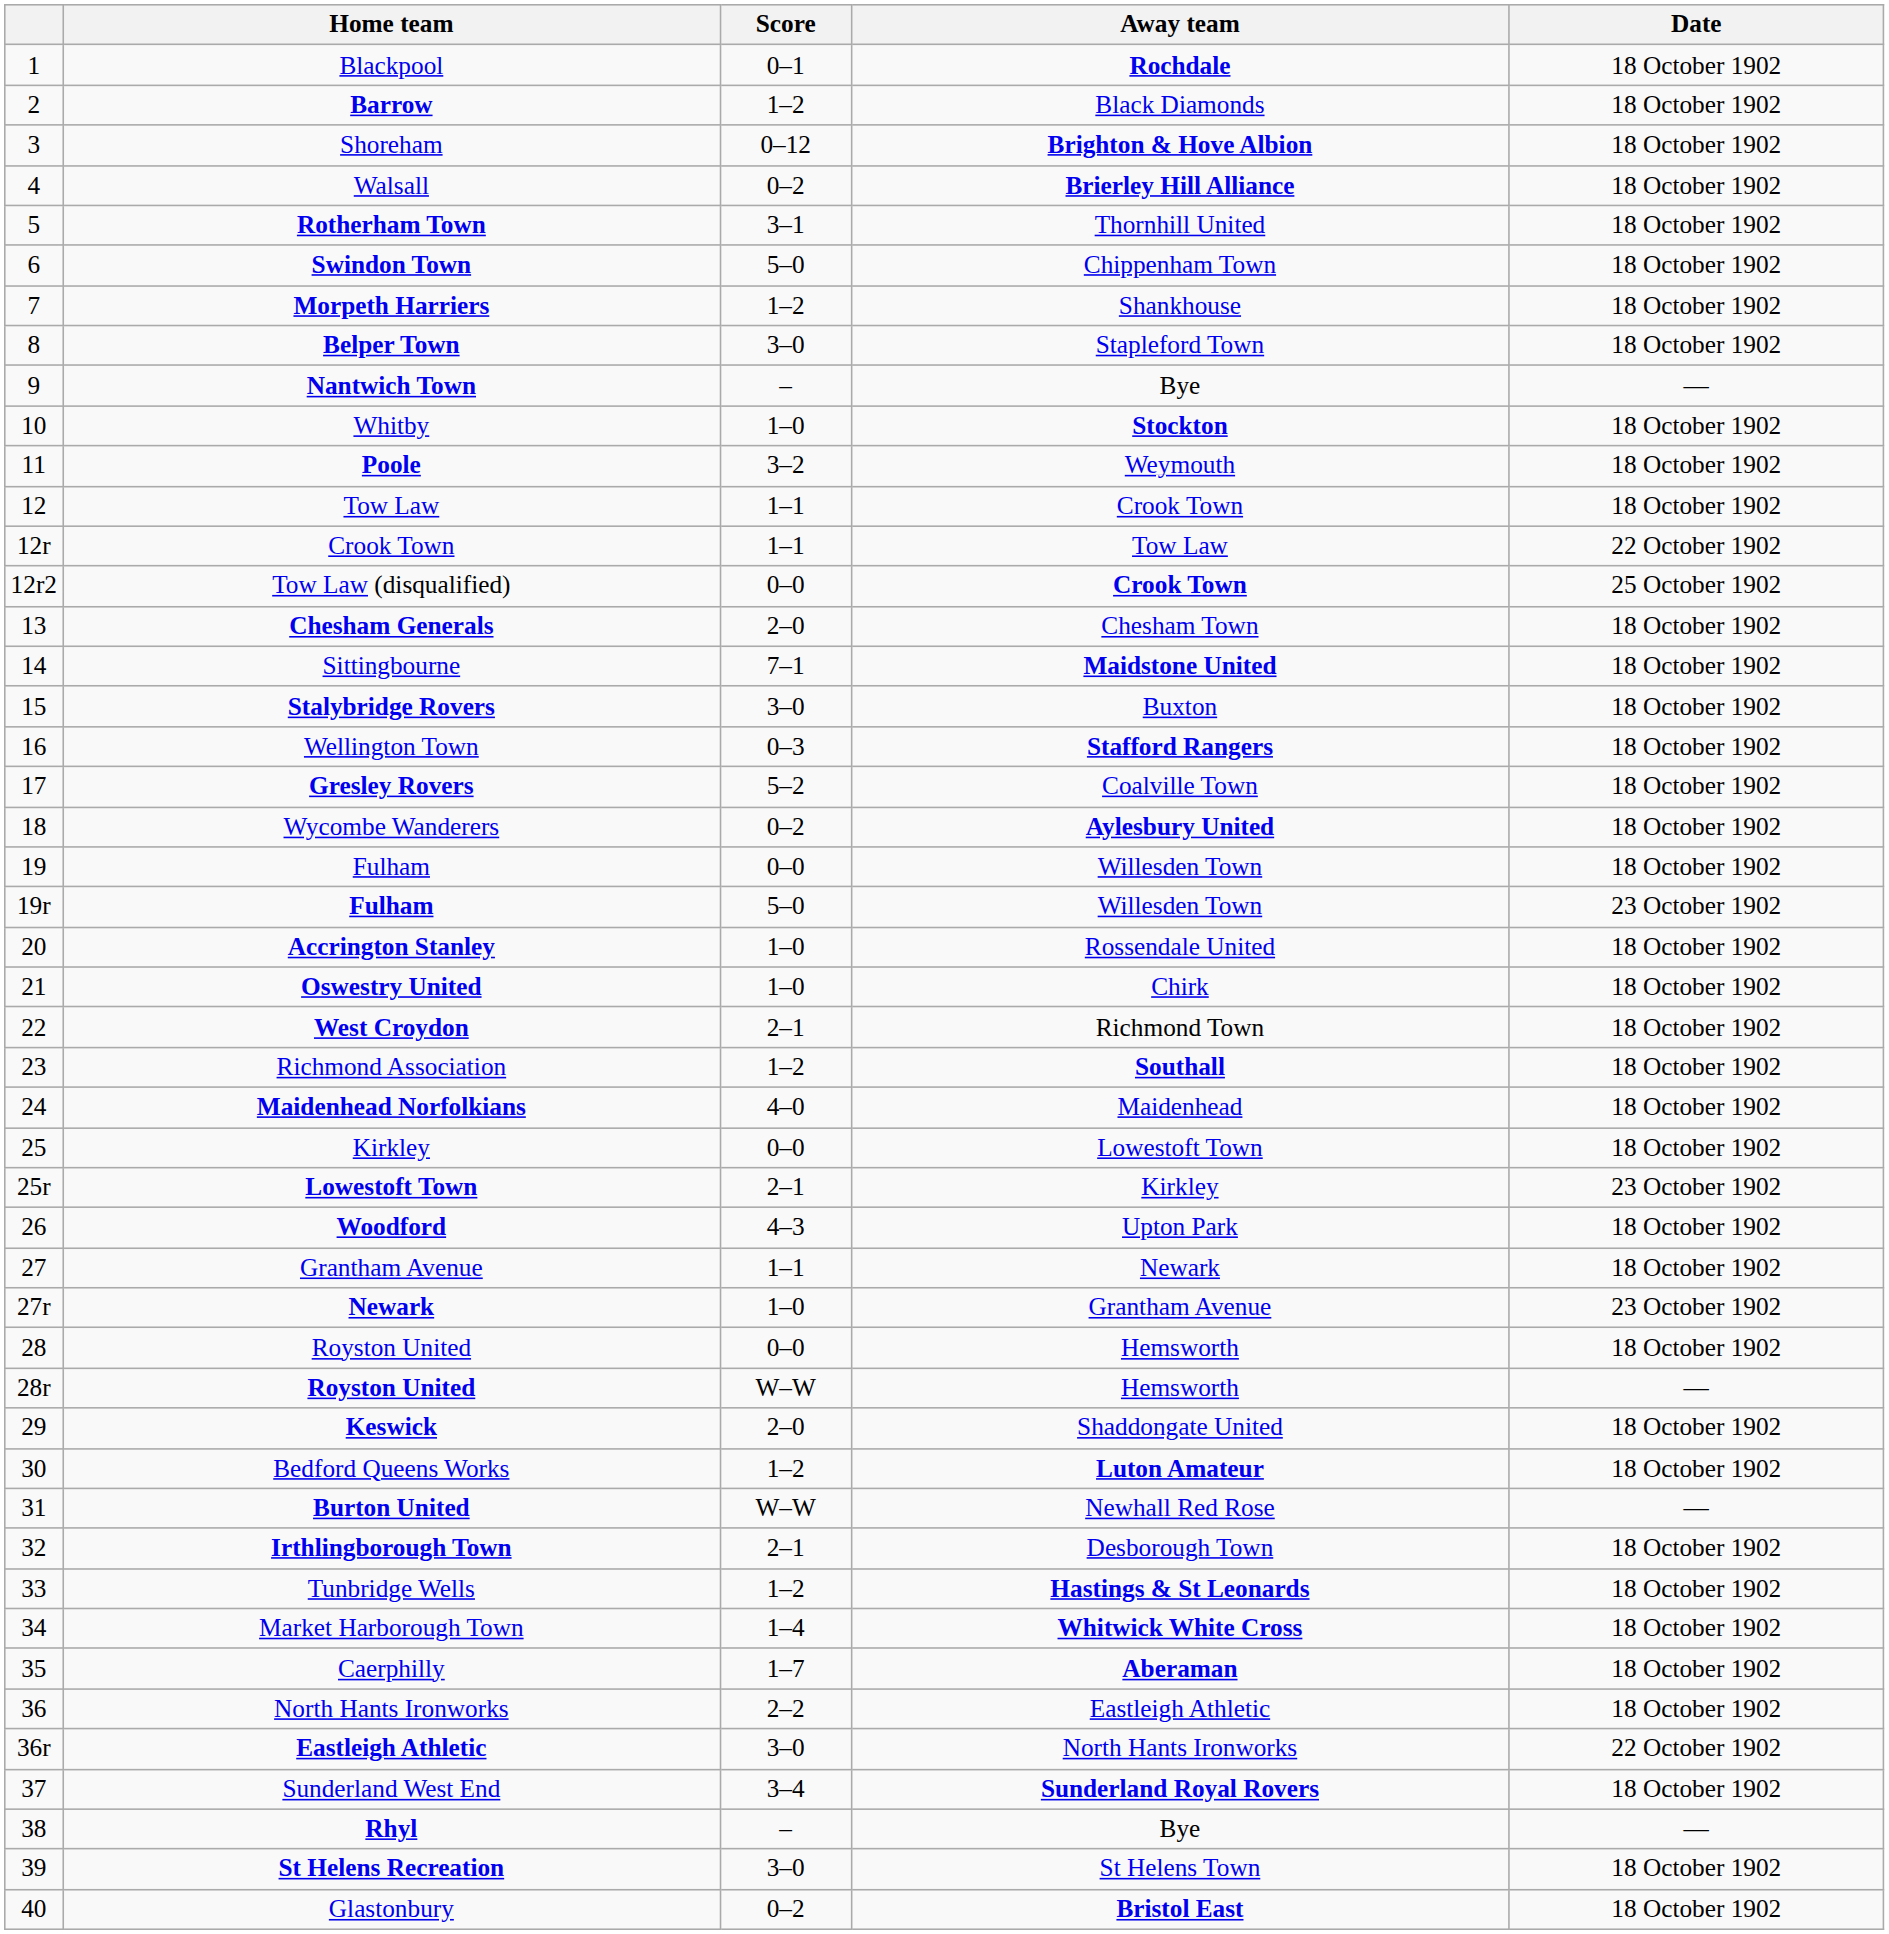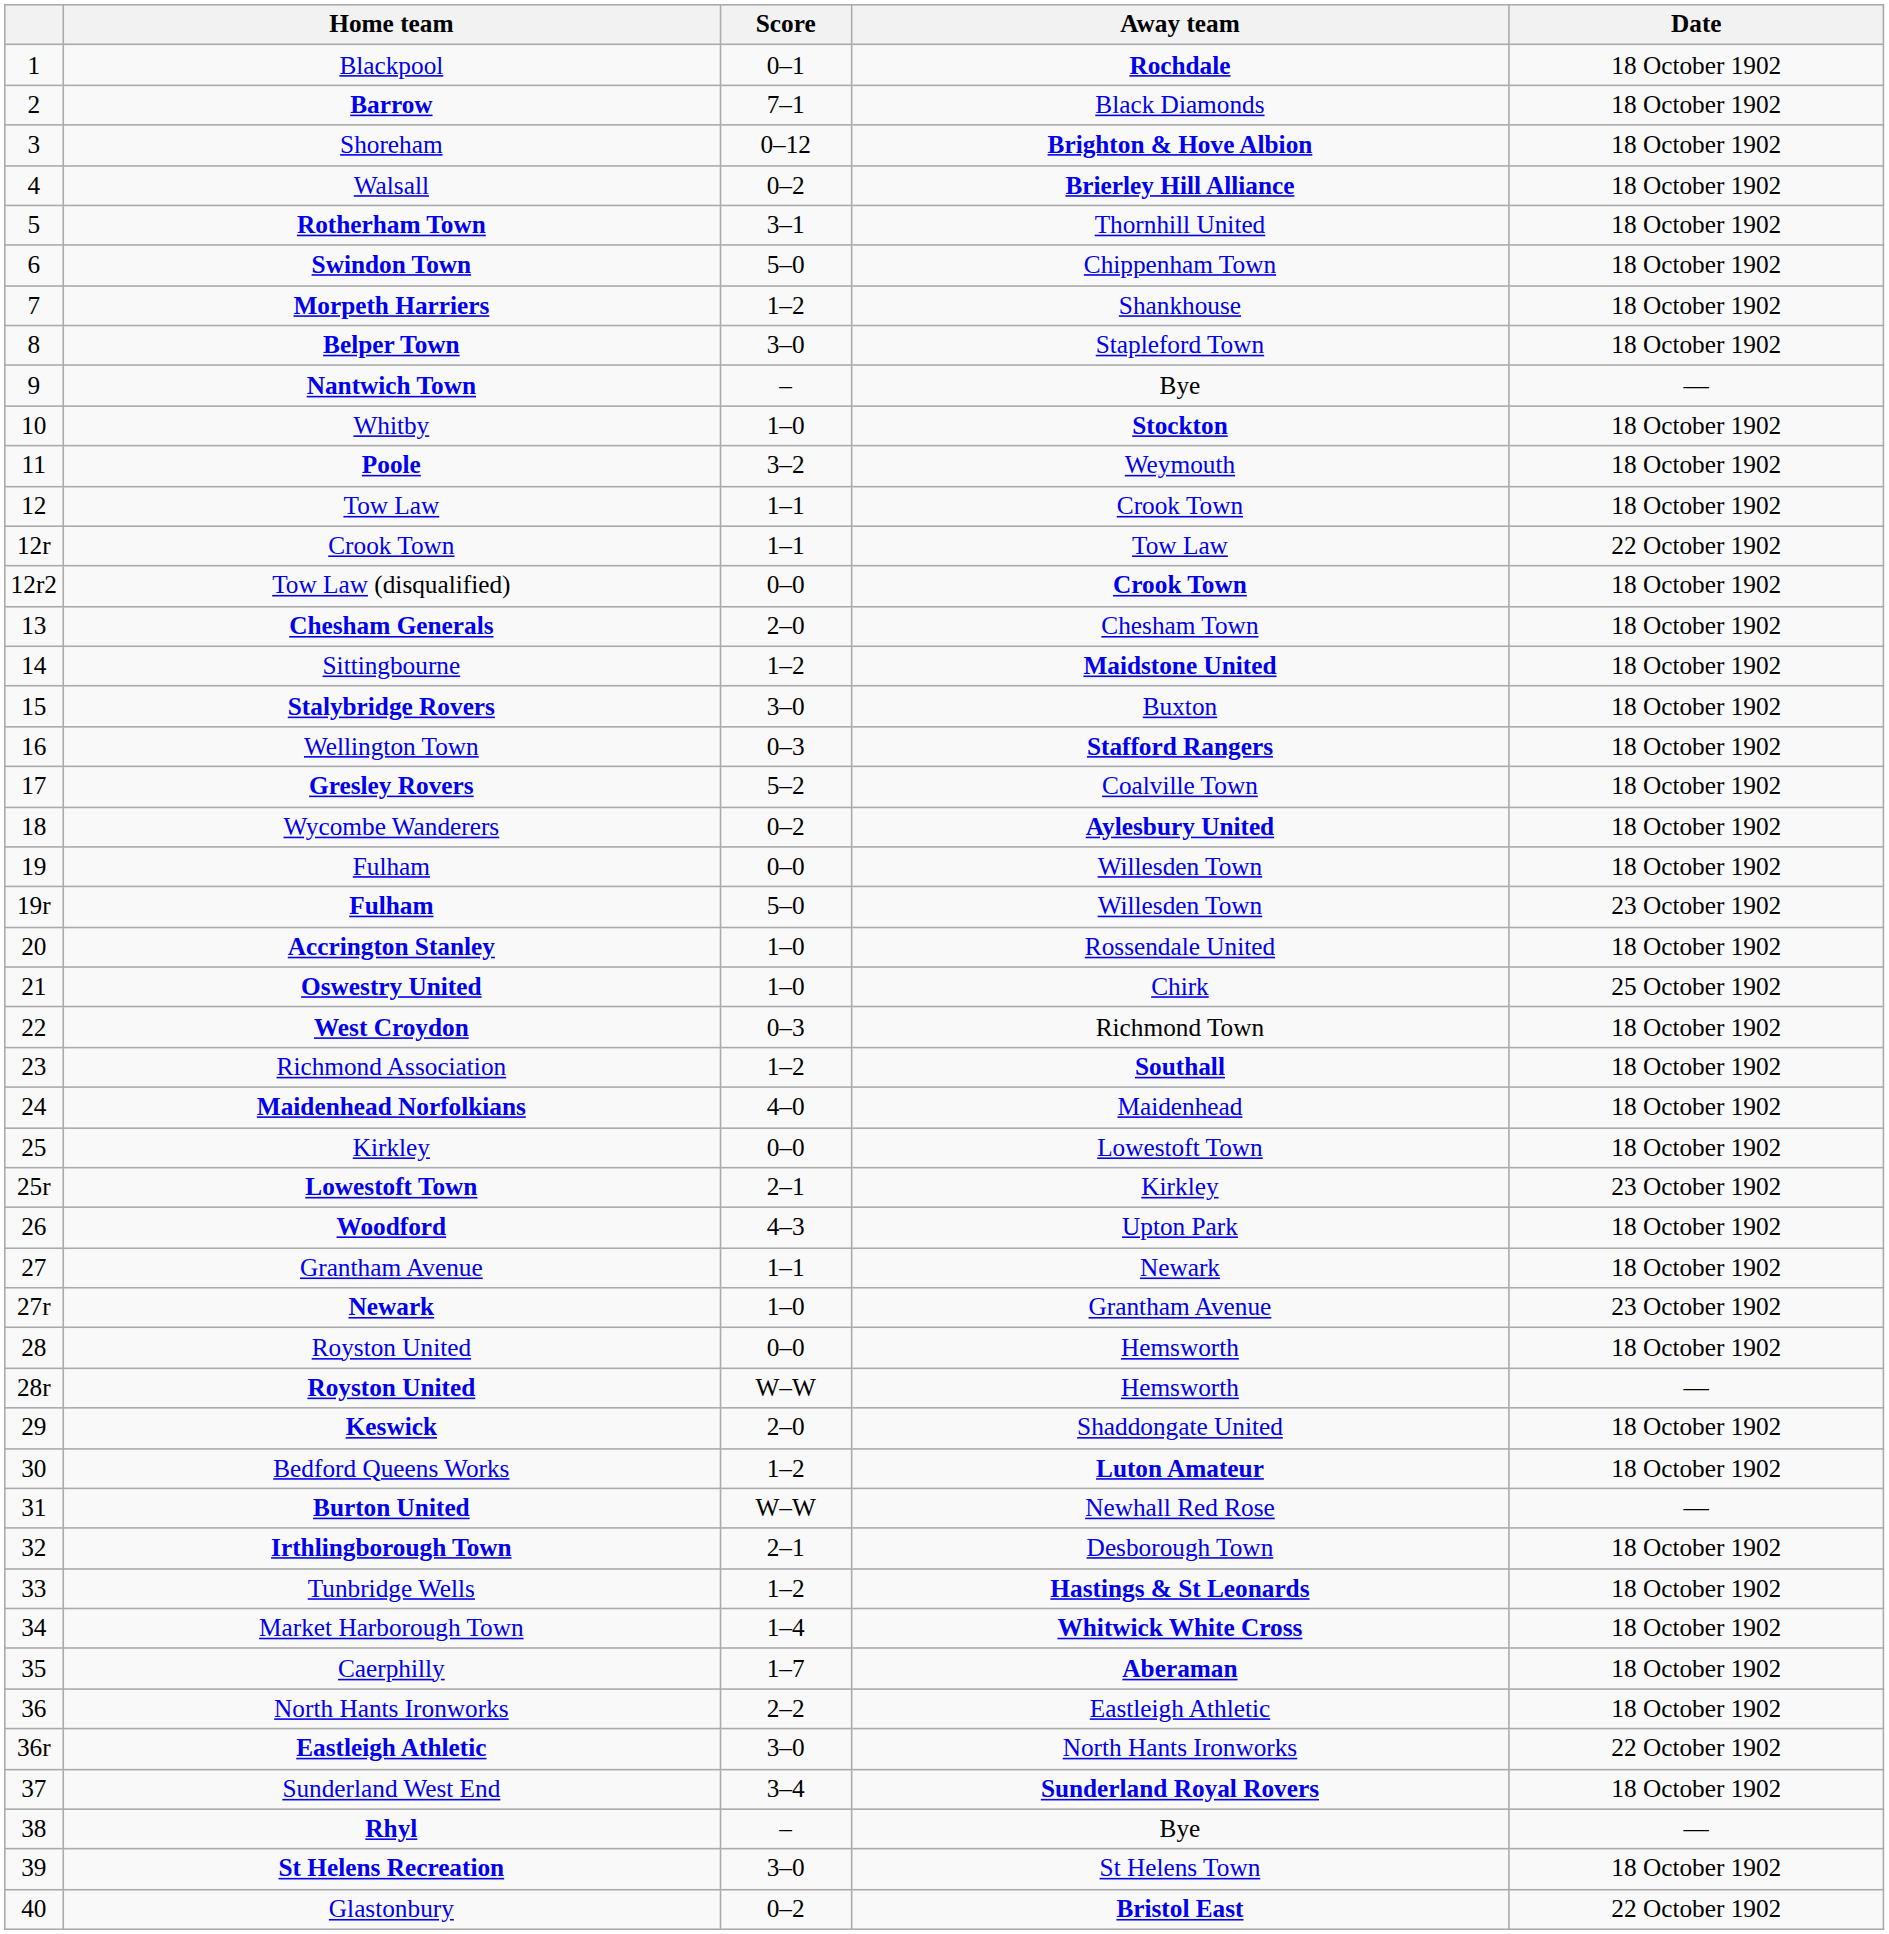(786, 104) 1–2 -> (786, 104) 7–1
(1696, 585) 25 October 1902 -> (1696, 585) 18 October 1902
(786, 666) 7–1 -> (786, 666) 1–2
(1696, 986) 18 October 1902 -> (1696, 986) 25 October 1902
(786, 1026) 2–1 -> (786, 1026) 0–3
(1696, 1908) 18 October 1902 -> (1696, 1908) 22 October 1902
